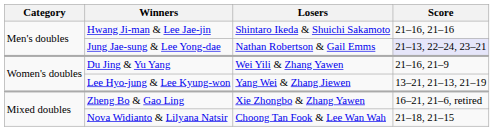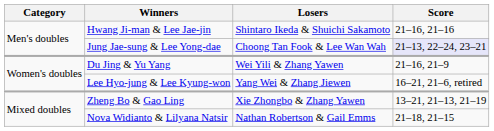(305, 47) Nathan Robertson & Gail Emms -> (311, 47) Choong Tan Fook & Lee Wan Wah
(441, 82) 13–21, 21–13, 21–19 -> (439, 82) 16–21, 21–6, retired
(439, 100) 16–21, 21–6, retired -> (441, 100) 13–21, 21–13, 21–19
(311, 117) Choong Tan Fook & Lee Wan Wah -> (305, 117) Nathan Robertson & Gail Emms
